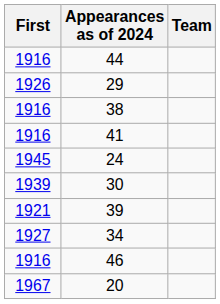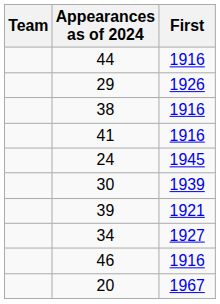columns swapped: (192, 25) <-> (33, 25)
